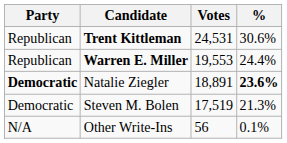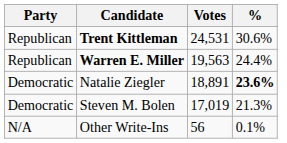(214, 60) 19,553 -> (210, 60) 19,563
(42, 82) bold -> (41, 82) normal
(214, 104) 17,519 -> (210, 104) 17,019
